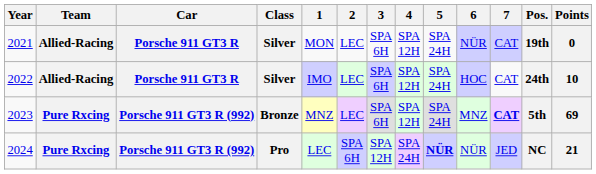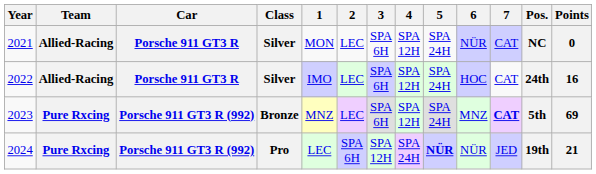(537, 43) 19th -> (537, 43) NC
(572, 79) 10 -> (572, 79) 16
(537, 151) NC -> (537, 151) 19th
